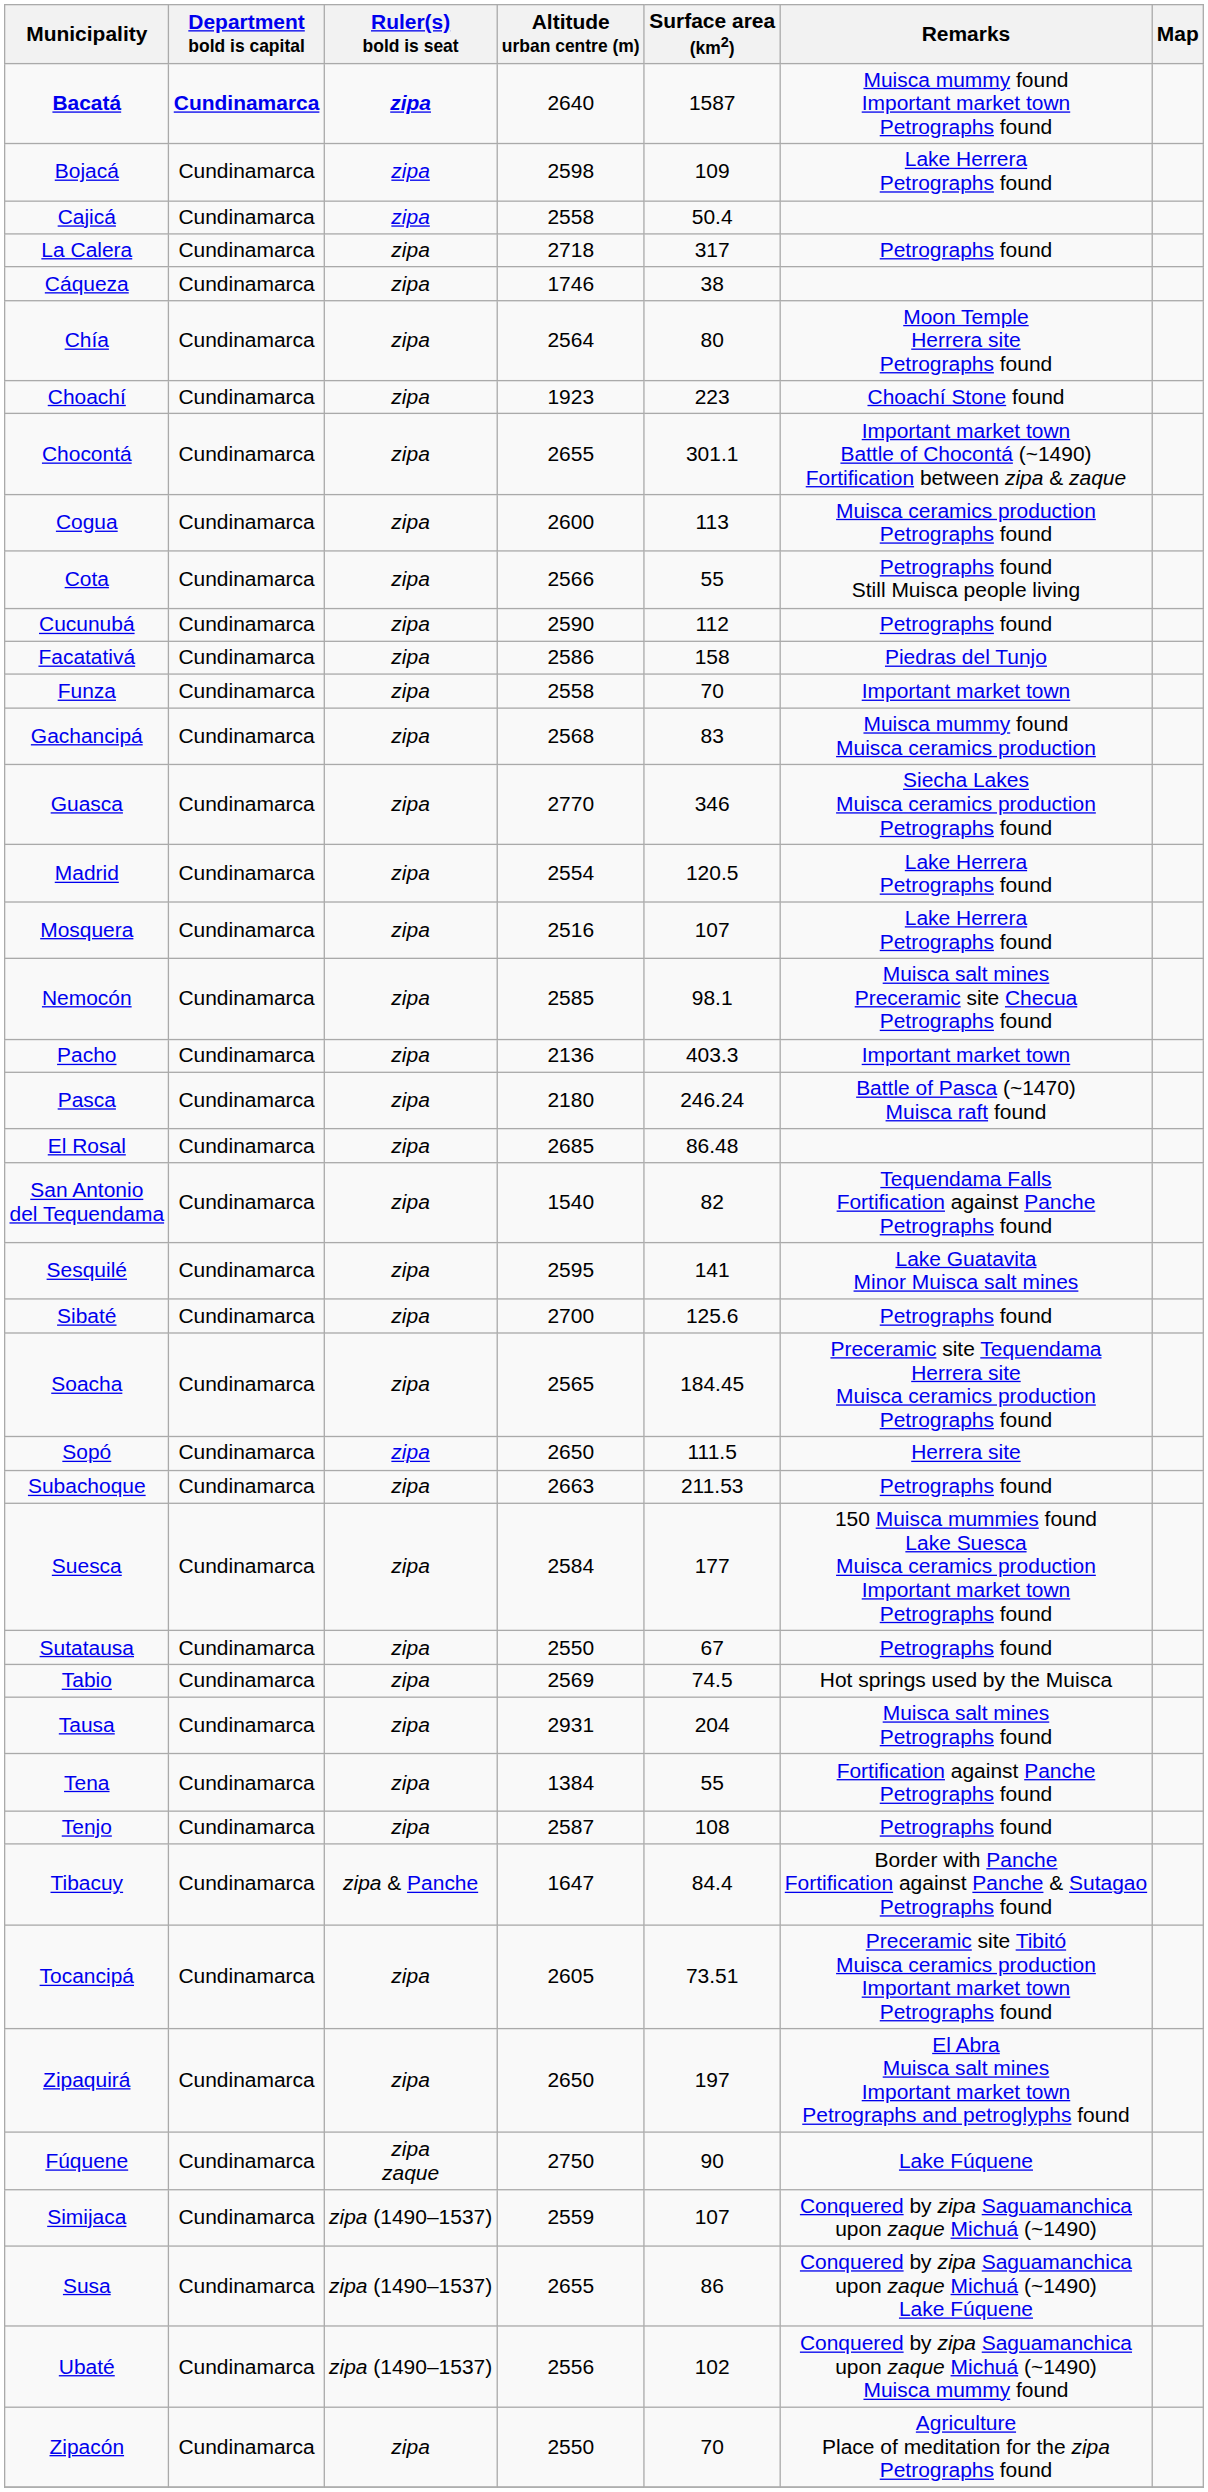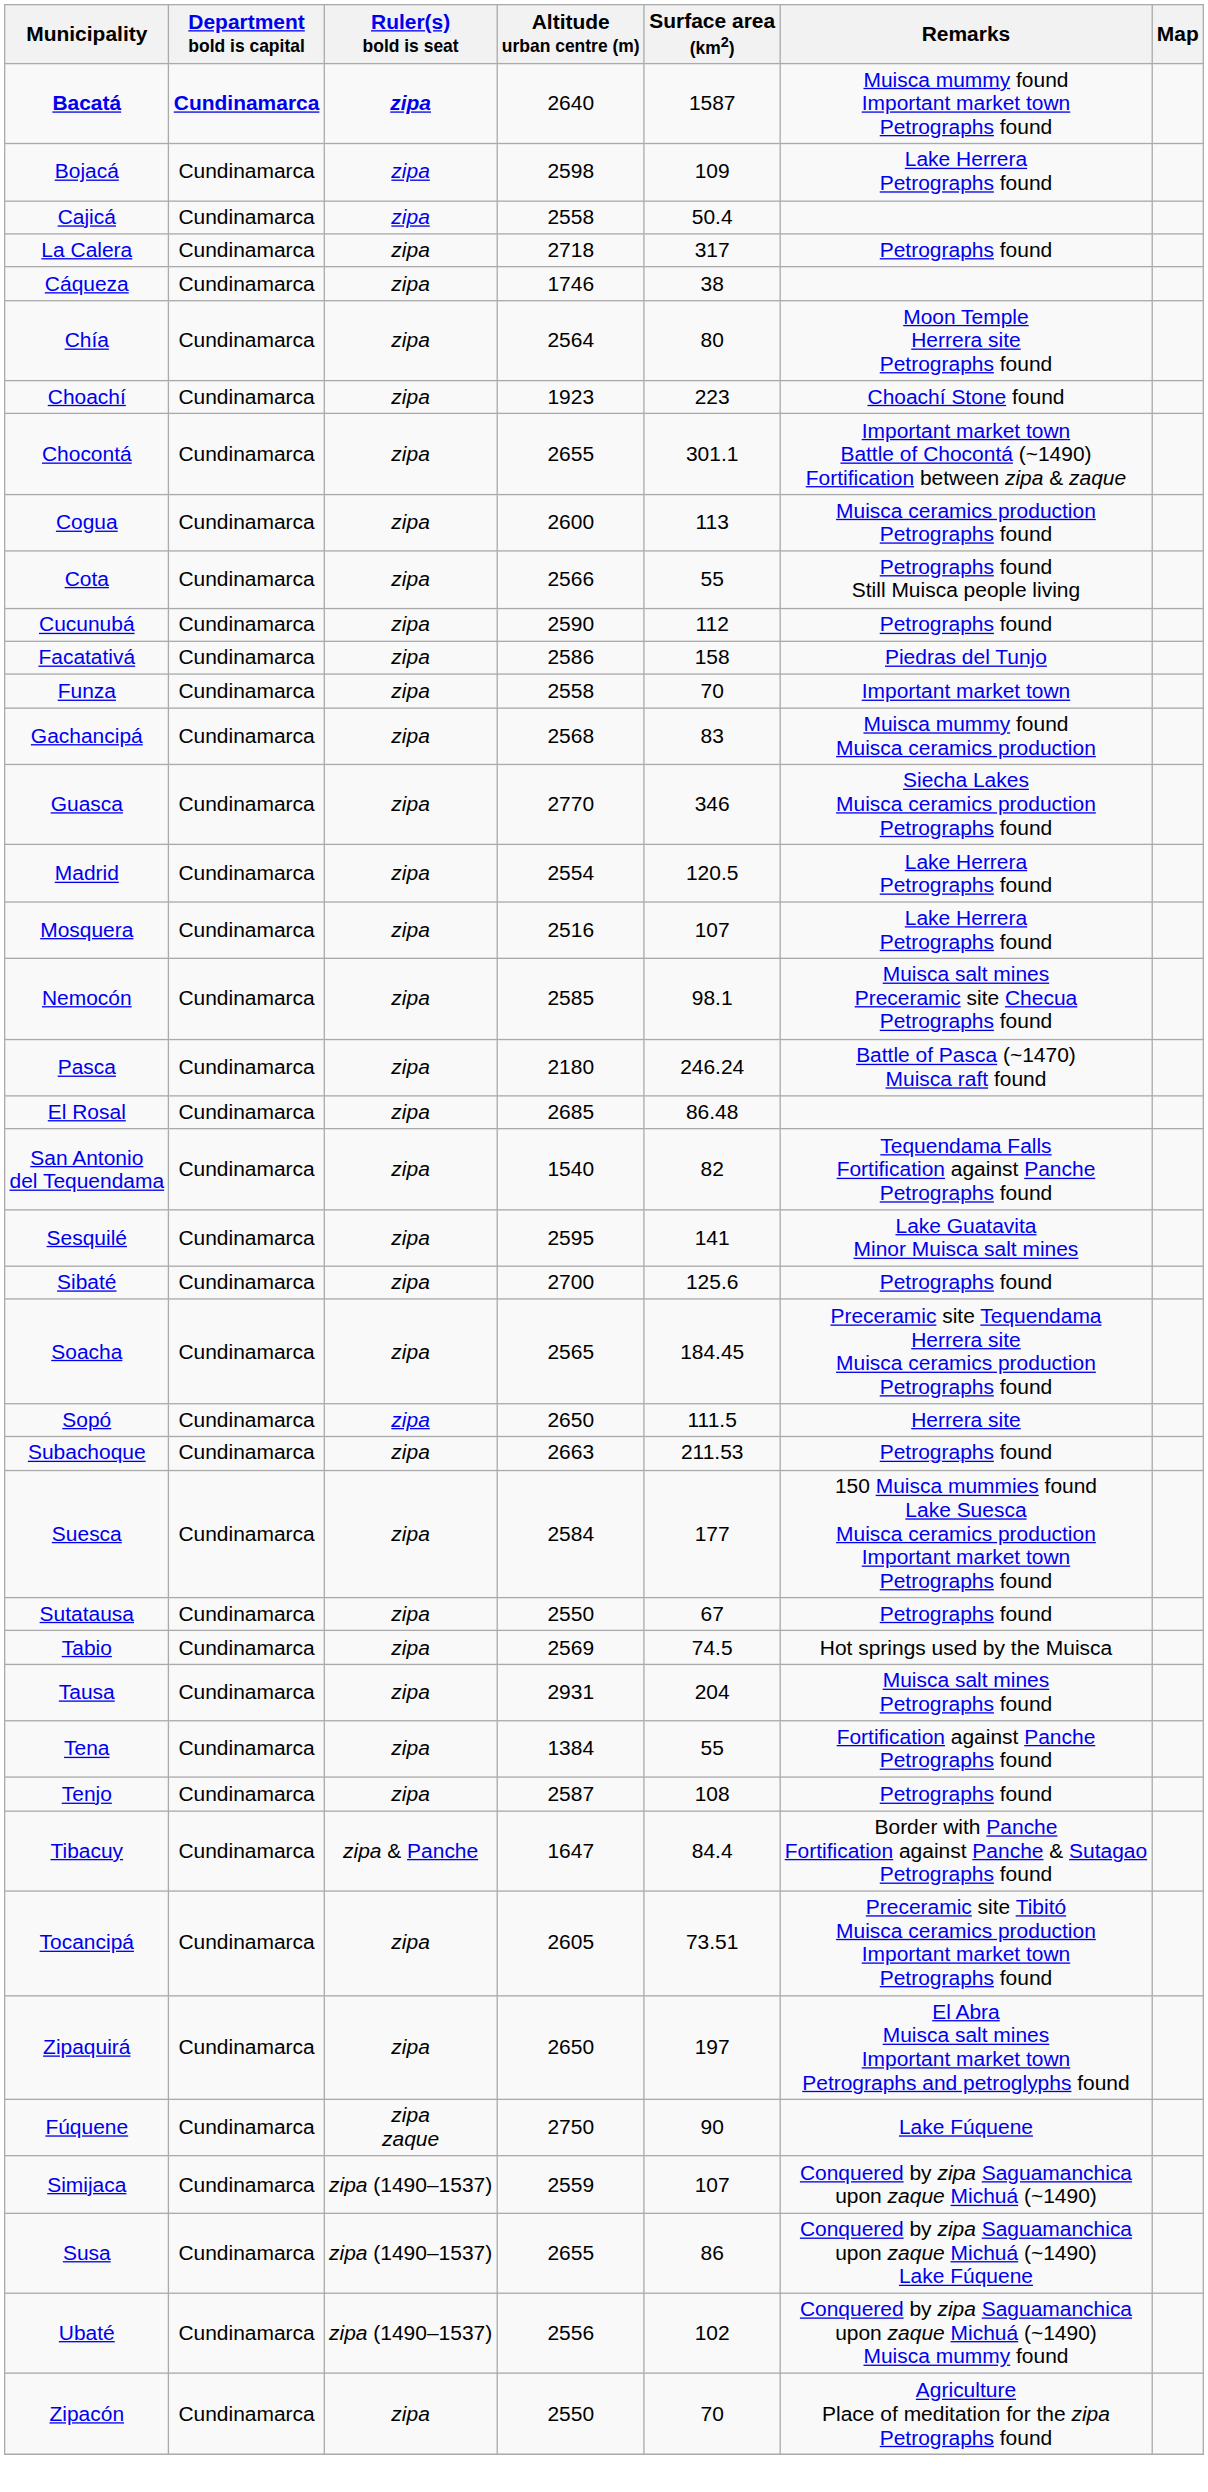- row: (87, 1055)
